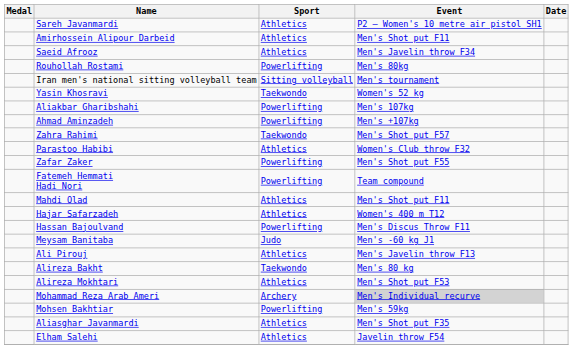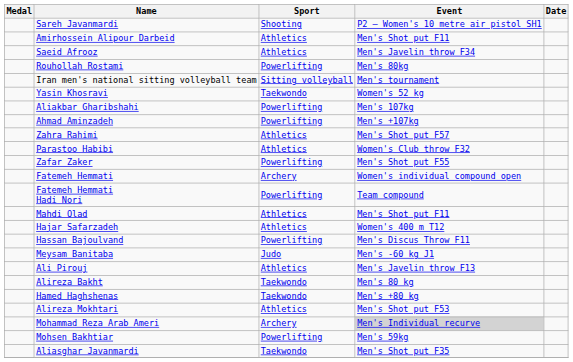(284, 25) Athletics -> (281, 25) Shooting
(284, 135) Taekwondo -> (284, 135) Athletics
+ row: (75, 177)
+ row: (77, 296)
(284, 324) Athletics -> (284, 351) Taekwondo
- row: (67, 338)
